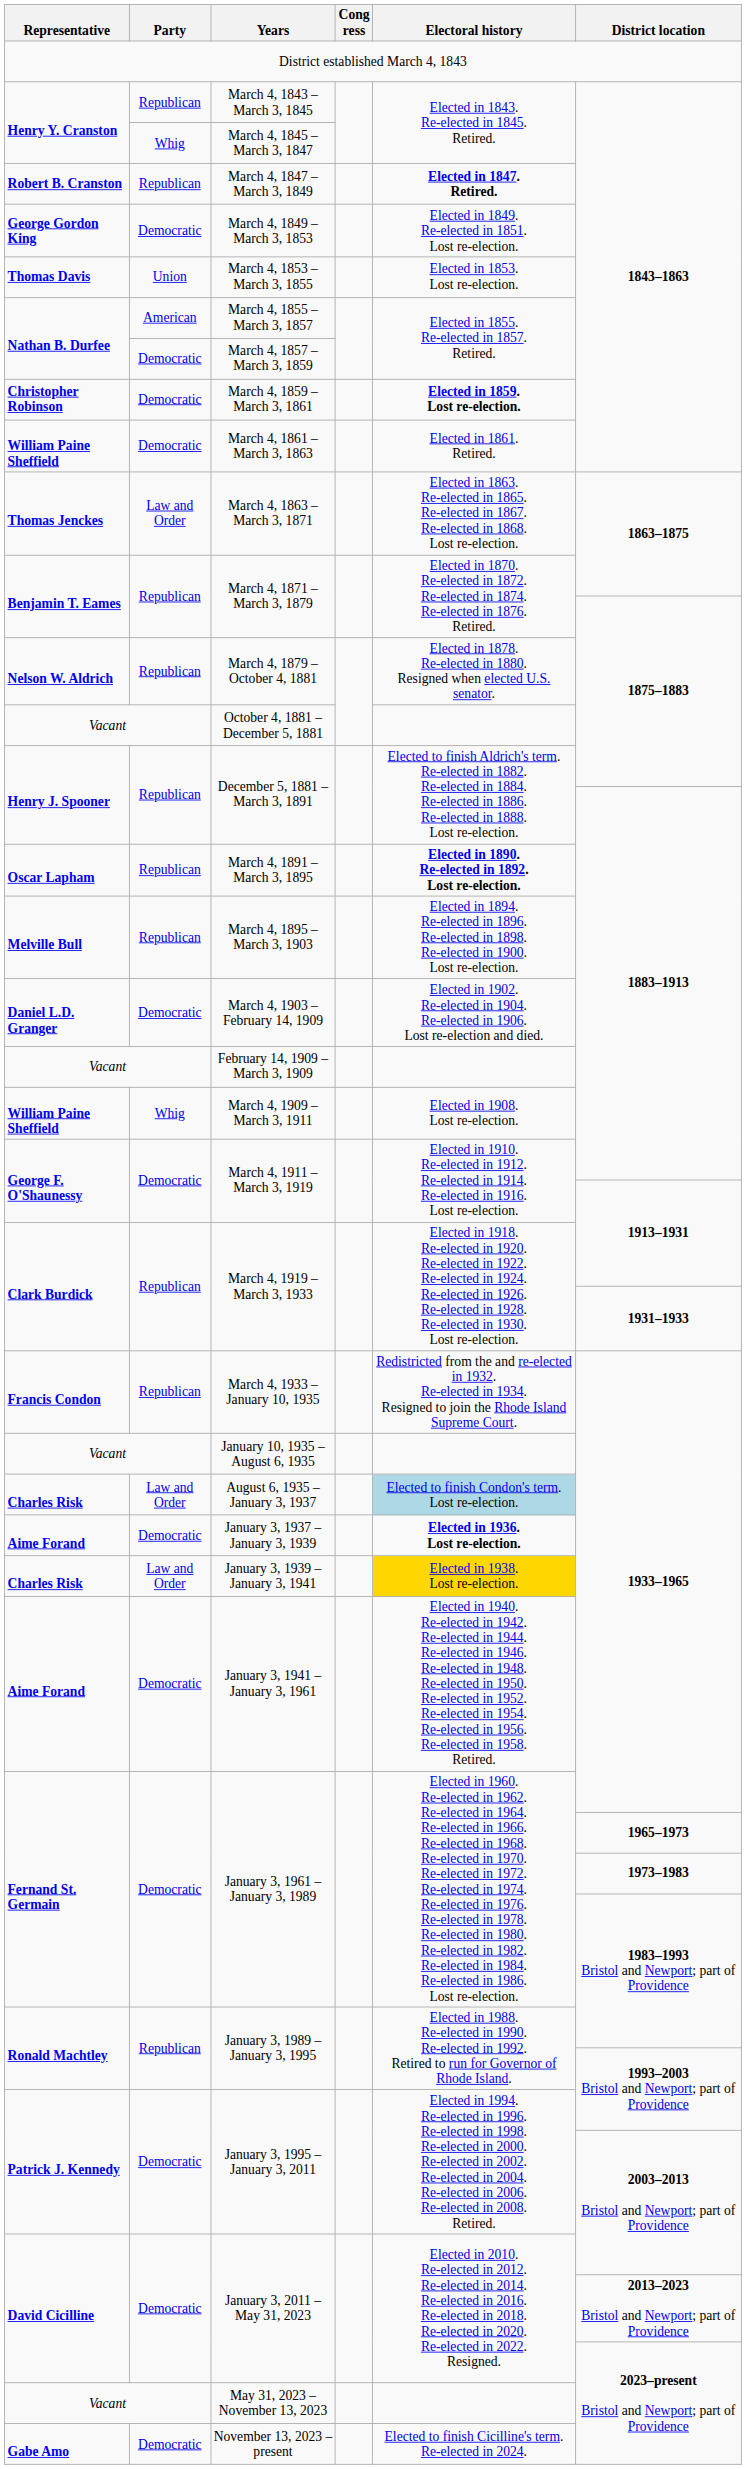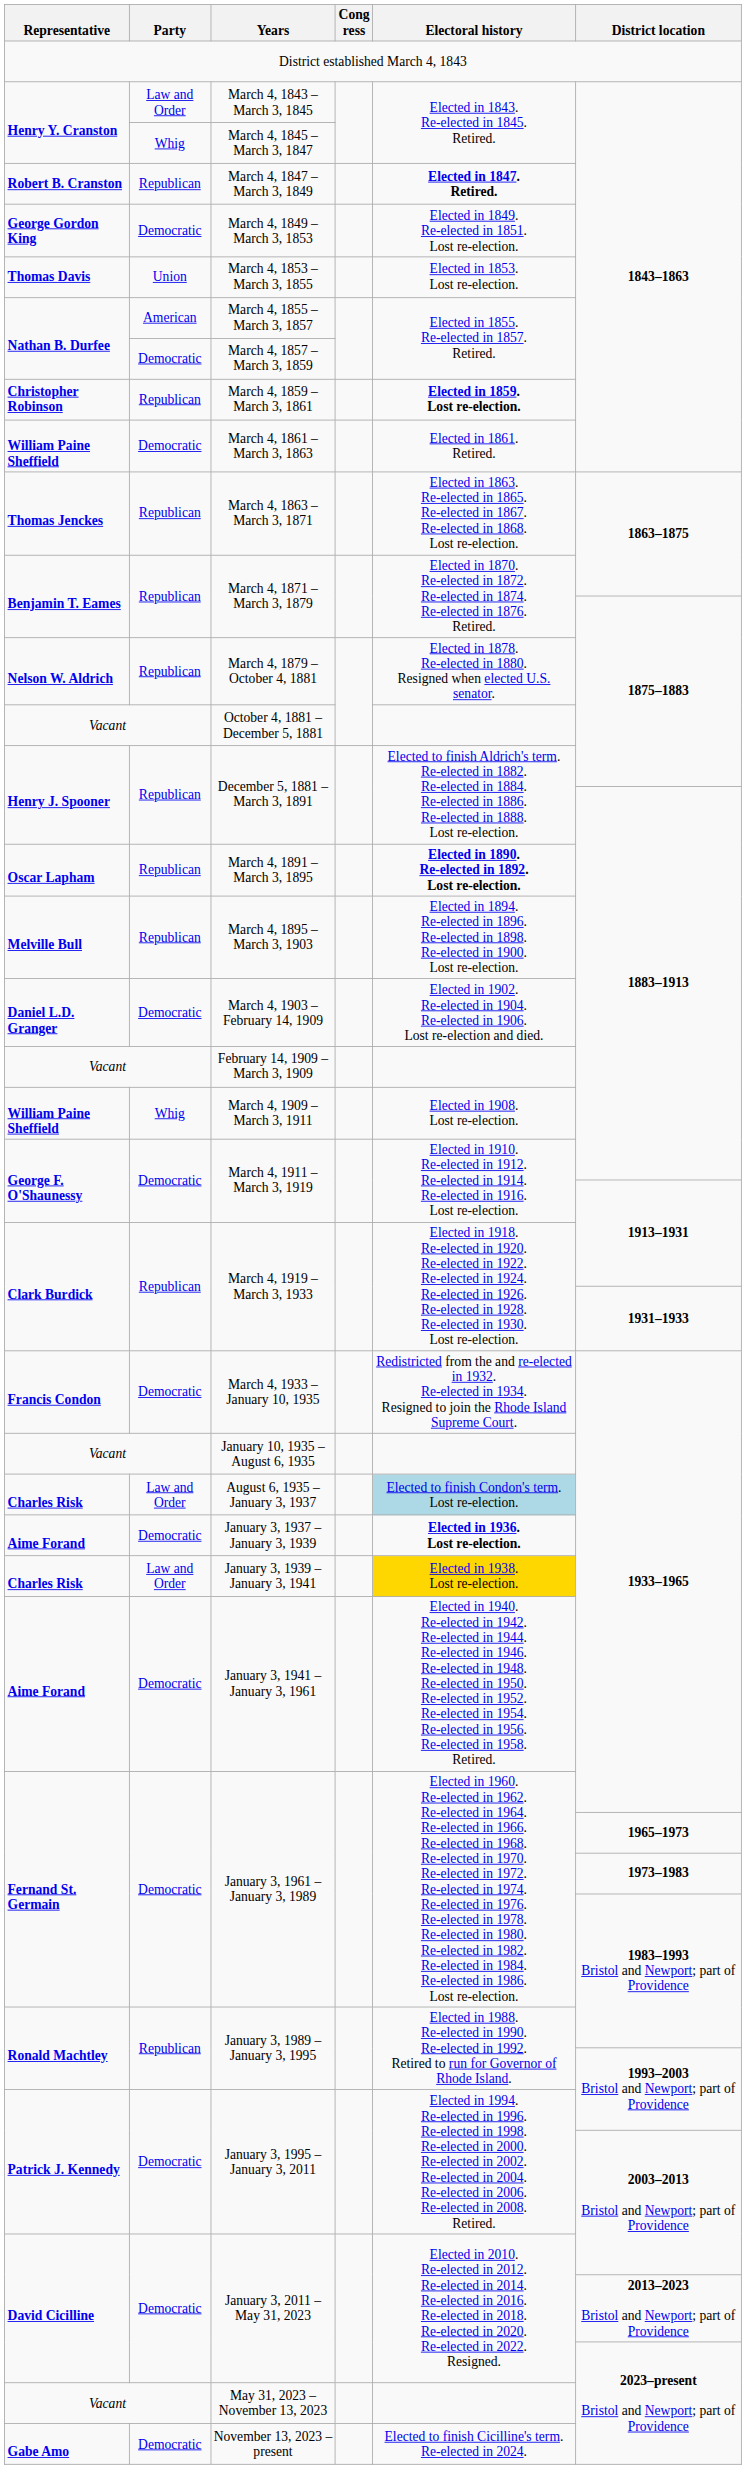(170, 102) Republican -> (170, 102) Law and Order
(170, 399) Democratic -> (170, 399) Republican
(170, 513) Law and Order -> (170, 513) Republican
(170, 1392) Republican -> (170, 1392) Democratic
